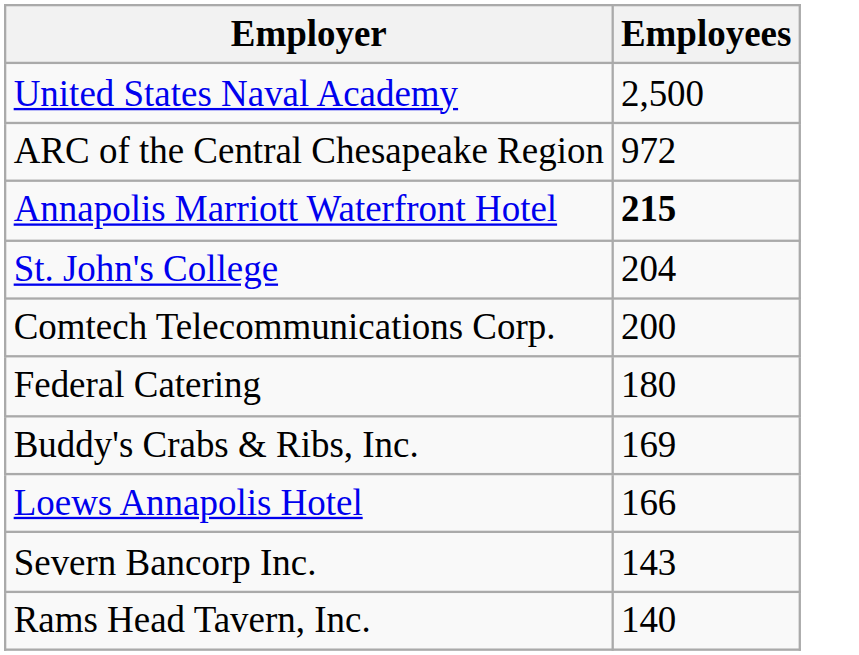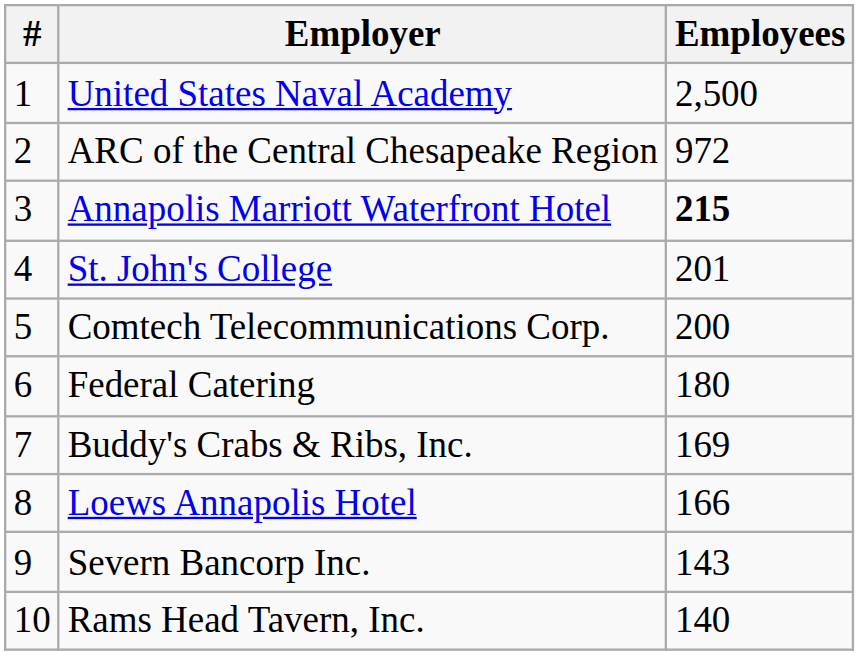+ column: (32, 33)
(649, 268) 204 -> (703, 268) 201
